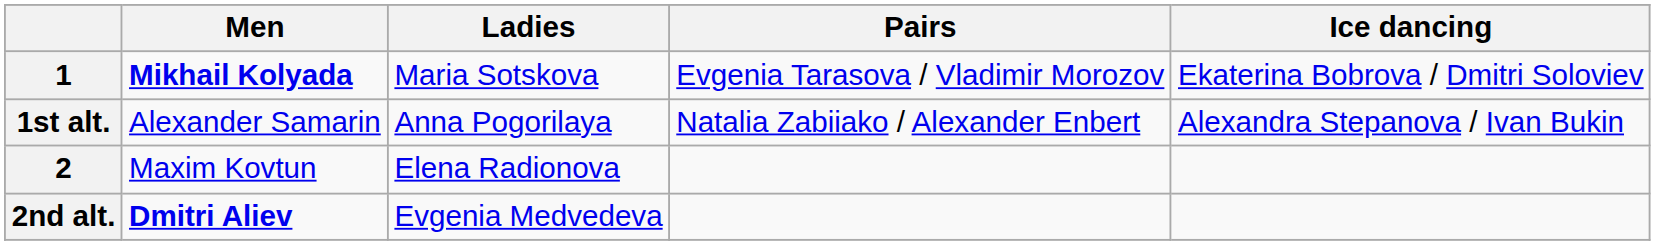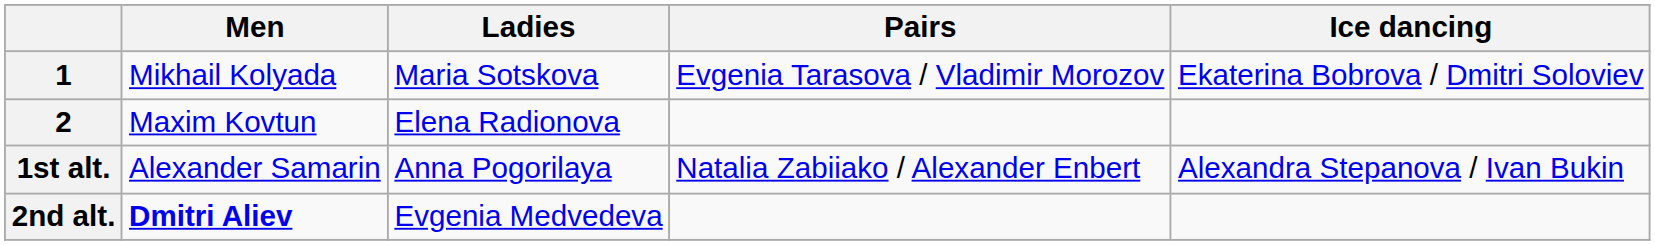(241, 74) bold -> (233, 74) normal
rows swapped: (64, 168) <-> (64, 121)
